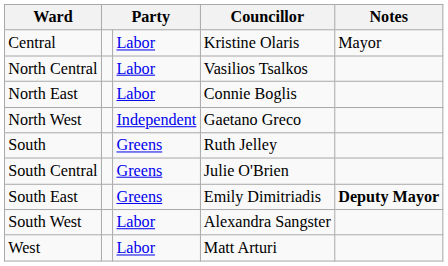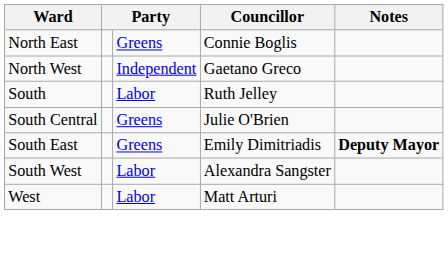- row: (32, 42)
- row: (53, 68)
(136, 94) Labor -> (139, 42) Greens
(139, 145) Greens -> (136, 94) Labor
